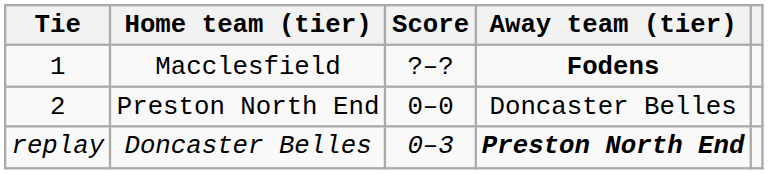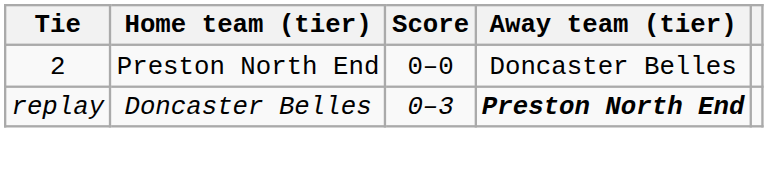- row: (248, 66)
